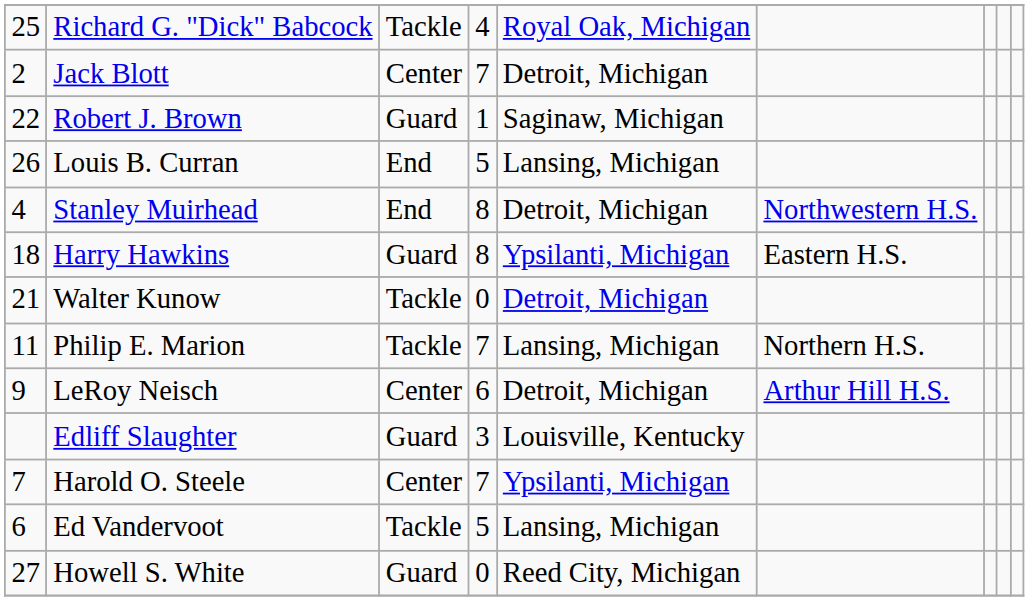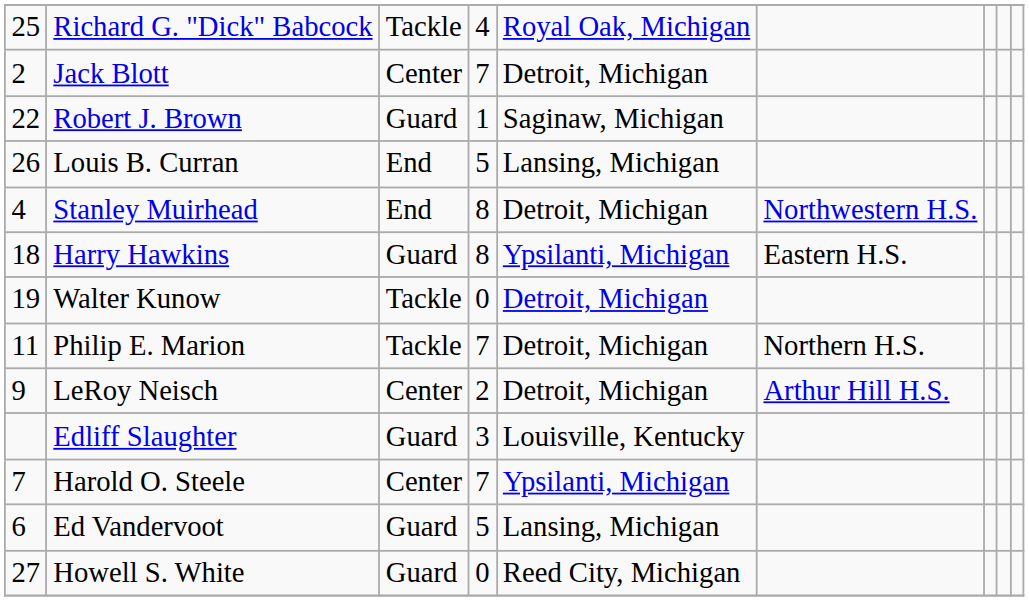(26, 299) 21 -> (26, 299) 19
(611, 345) Lansing, Michigan -> (605, 345) Detroit, Michigan
(482, 390) 6 -> (482, 390) 2
(424, 526) Tackle -> (422, 526) Guard
